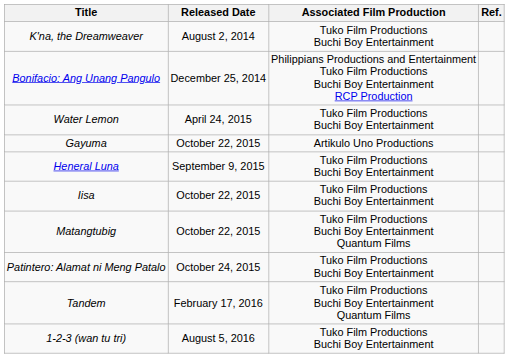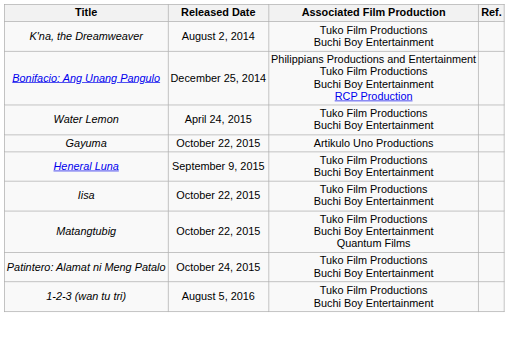- row: (86, 303)
